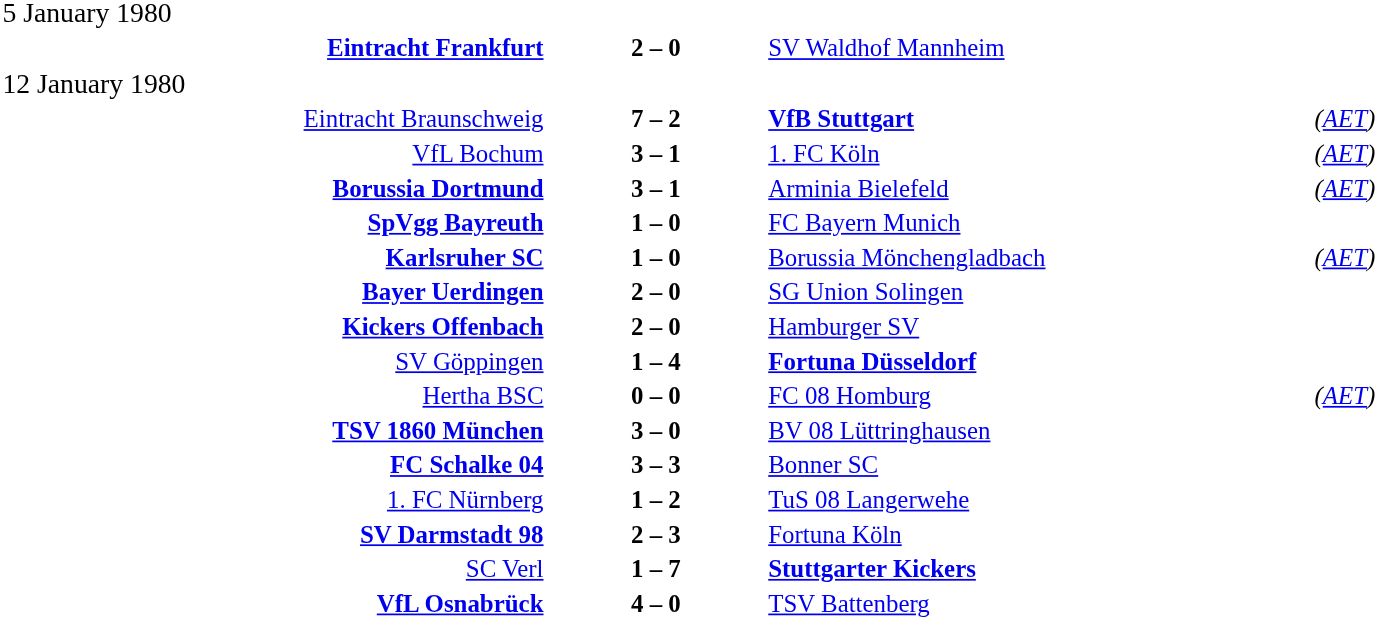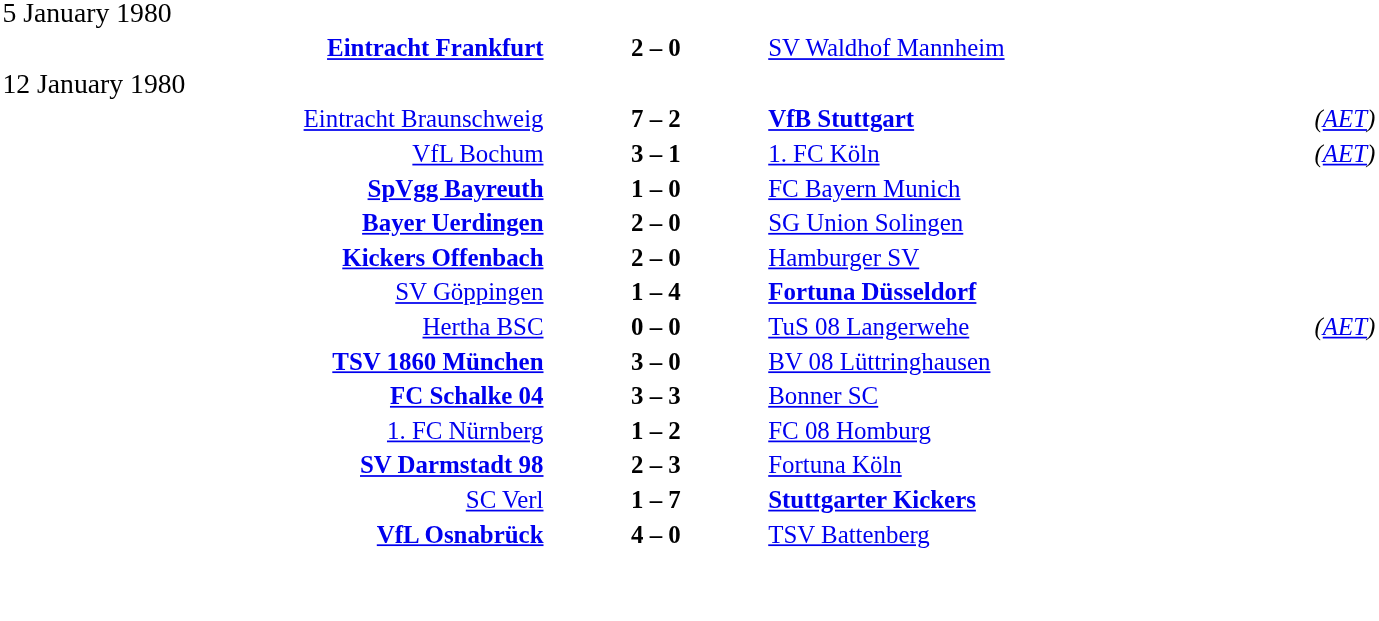- row: (438, 188)
- row: (465, 257)
(850, 396) FC 08 Homburg -> (869, 326) TuS 08 Langerwehe
(869, 499) TuS 08 Langerwehe -> (850, 430) FC 08 Homburg
